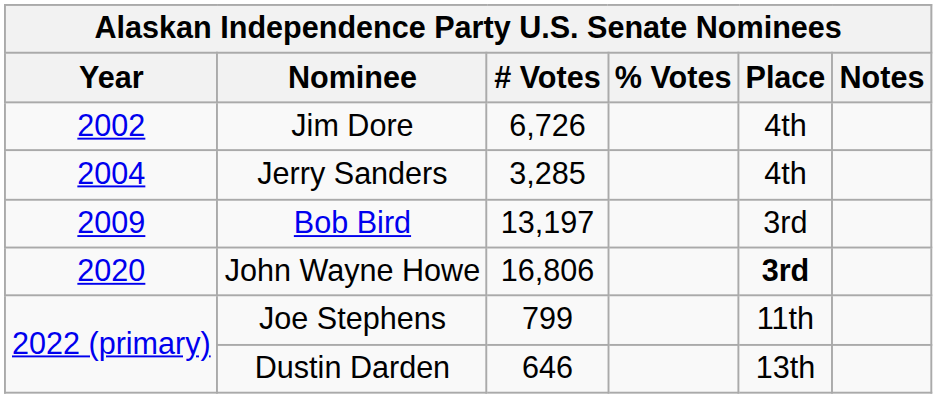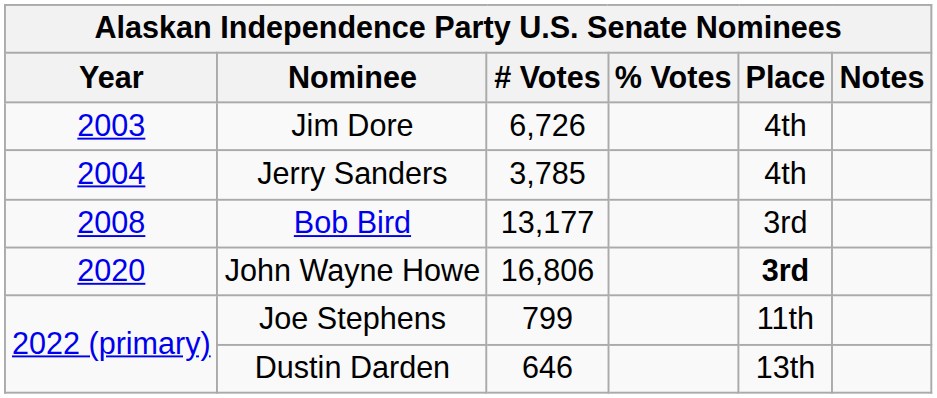(111, 125) 2002 -> (111, 125) 2003
(547, 174) 3,285 -> (547, 174) 3,785
(111, 222) 2009 -> (111, 222) 2008
(547, 222) 13,197 -> (547, 222) 13,177
